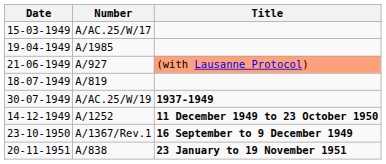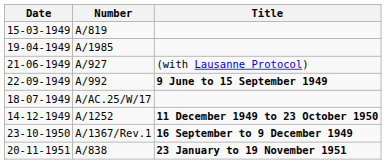(113, 30) A/AC.25/W/17 -> (91, 30) A/819
(233, 64) lightsalmon background -> (233, 64) no background
+ row: (39, 82)
(91, 82) A/819 -> (113, 99) A/AC.25/W/17
- row: (39, 99)
